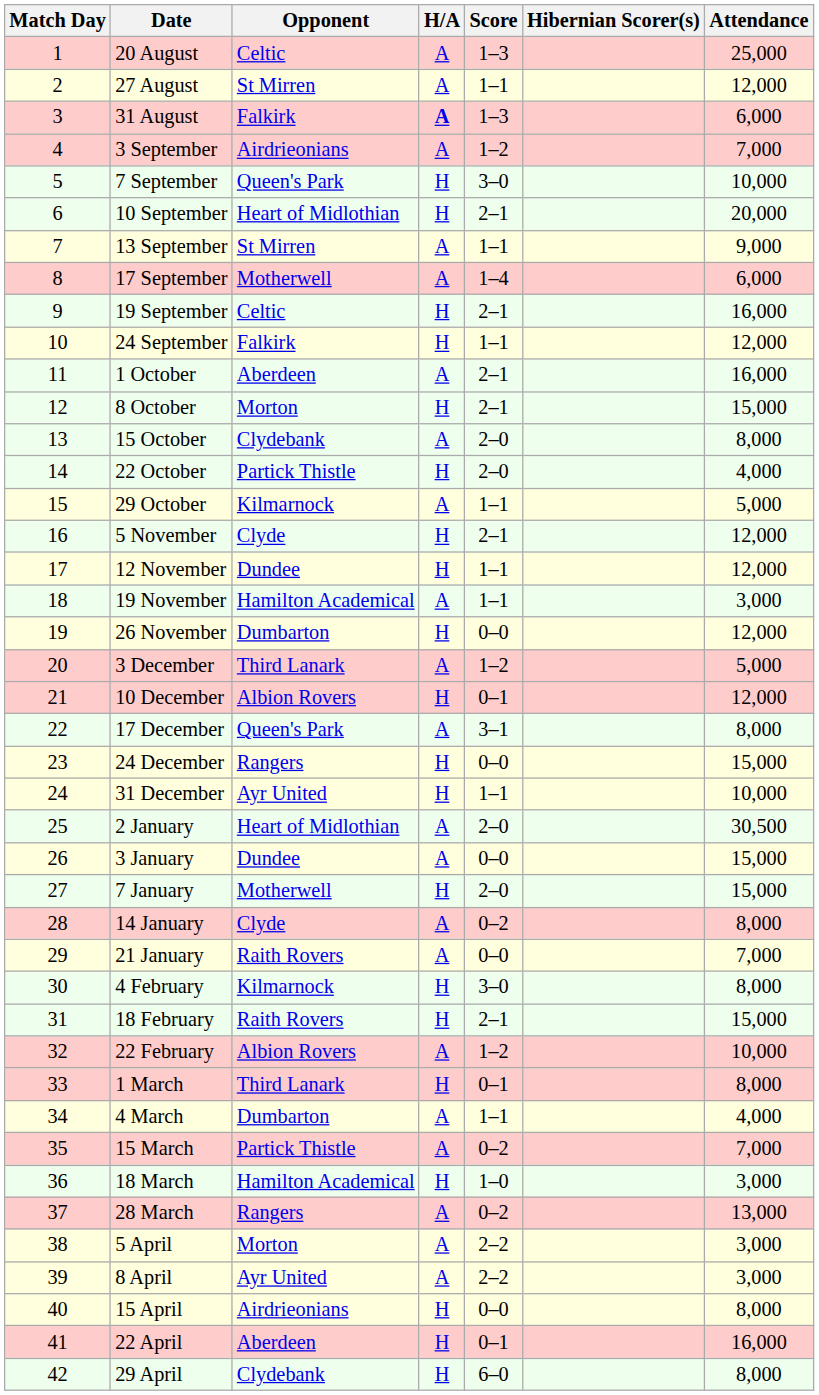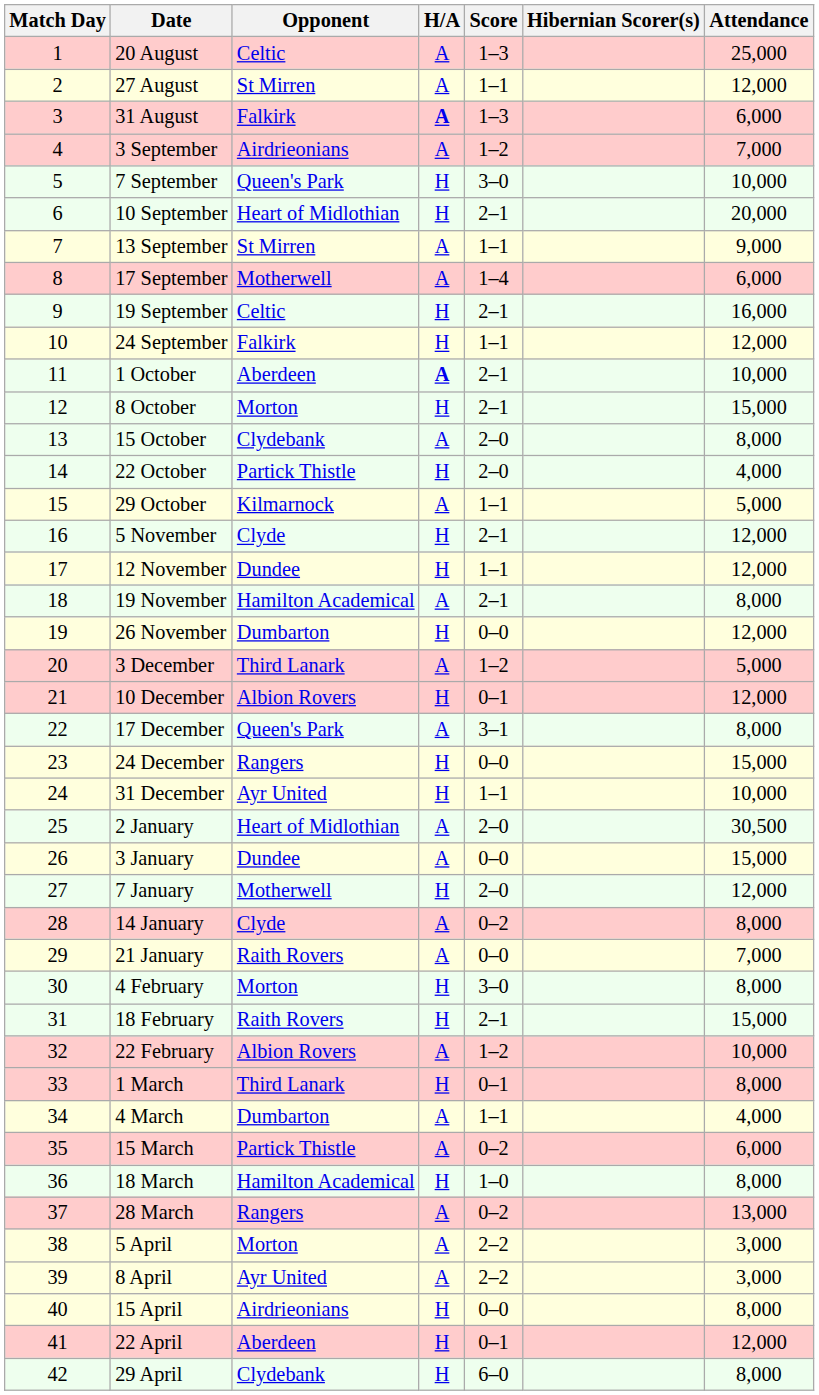(442, 375) normal -> (442, 375) bold
(759, 375) 16,000 -> (759, 375) 10,000
(494, 600) 1–1 -> (494, 600) 2–1
(759, 600) 3,000 -> (759, 600) 8,000
(759, 890) 15,000 -> (759, 890) 12,000
(285, 987) Kilmarnock -> (267, 987) Morton
(759, 1148) 7,000 -> (759, 1148) 6,000
(759, 1180) 3,000 -> (759, 1180) 8,000
(759, 1341) 16,000 -> (759, 1341) 12,000
